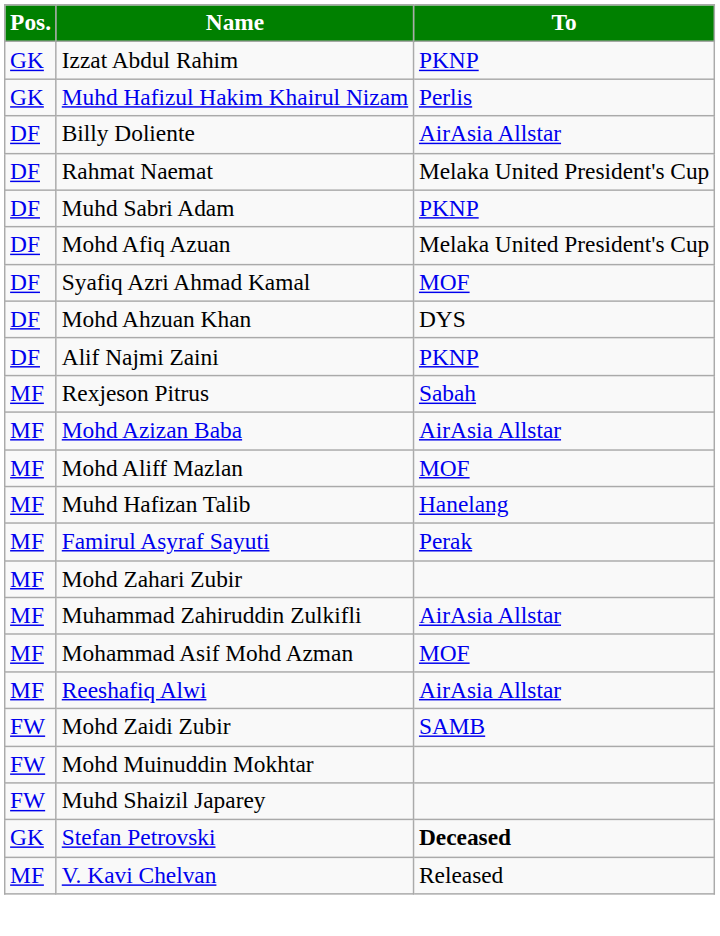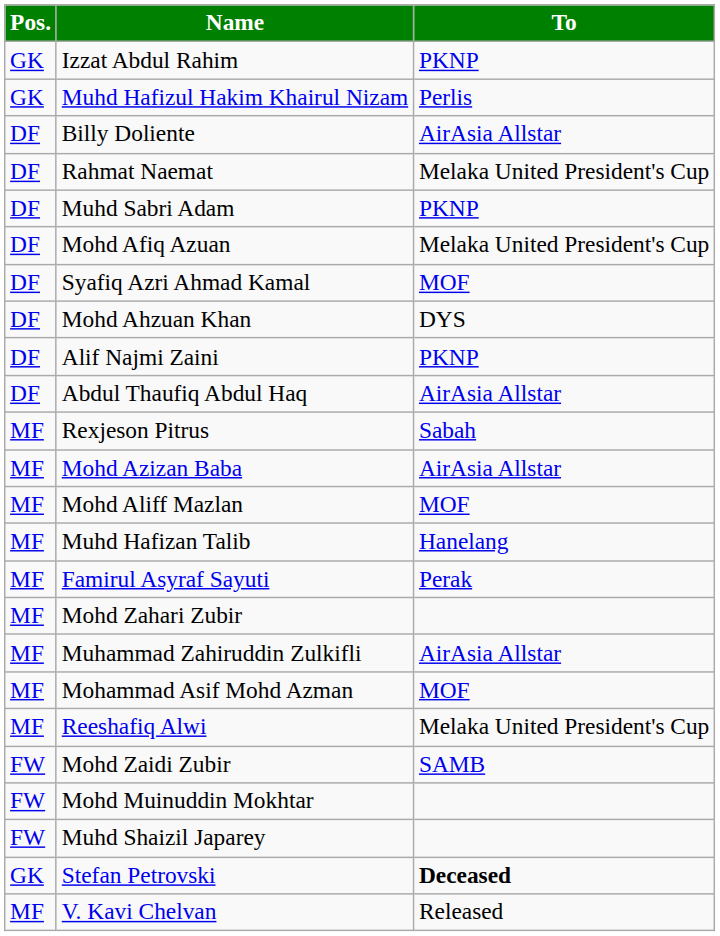+ row: (185, 393)
(490, 689) AirAsia Allstar -> (564, 726) Melaka United President's Cup
